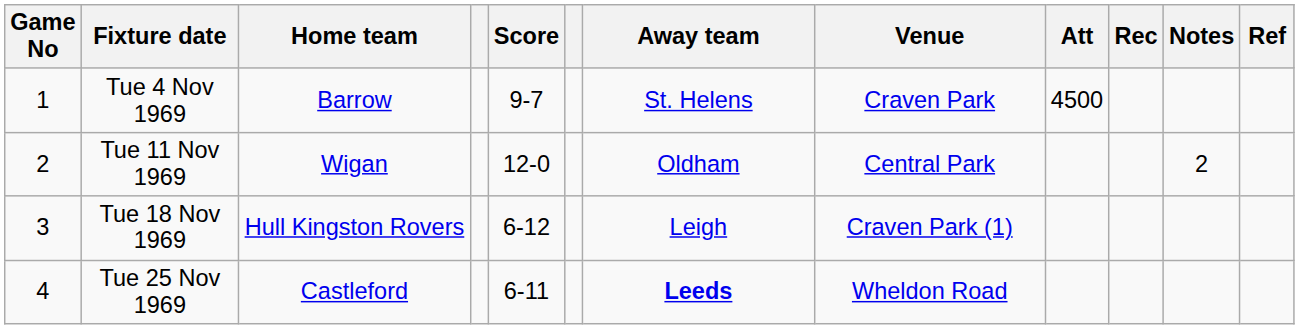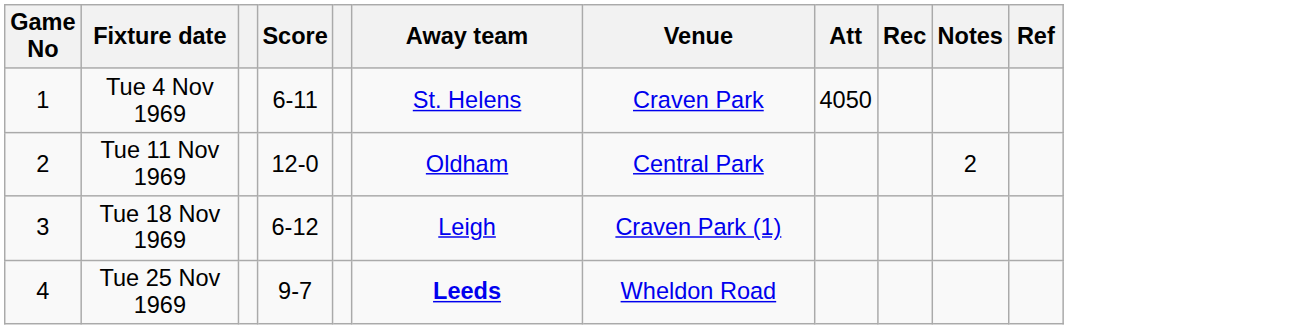- column: (354, 36)
(526, 100) 9-7 -> (295, 100) 6-11
(1077, 100) 4500 -> (846, 100) 4050
(526, 291) 6-11 -> (295, 291) 9-7
